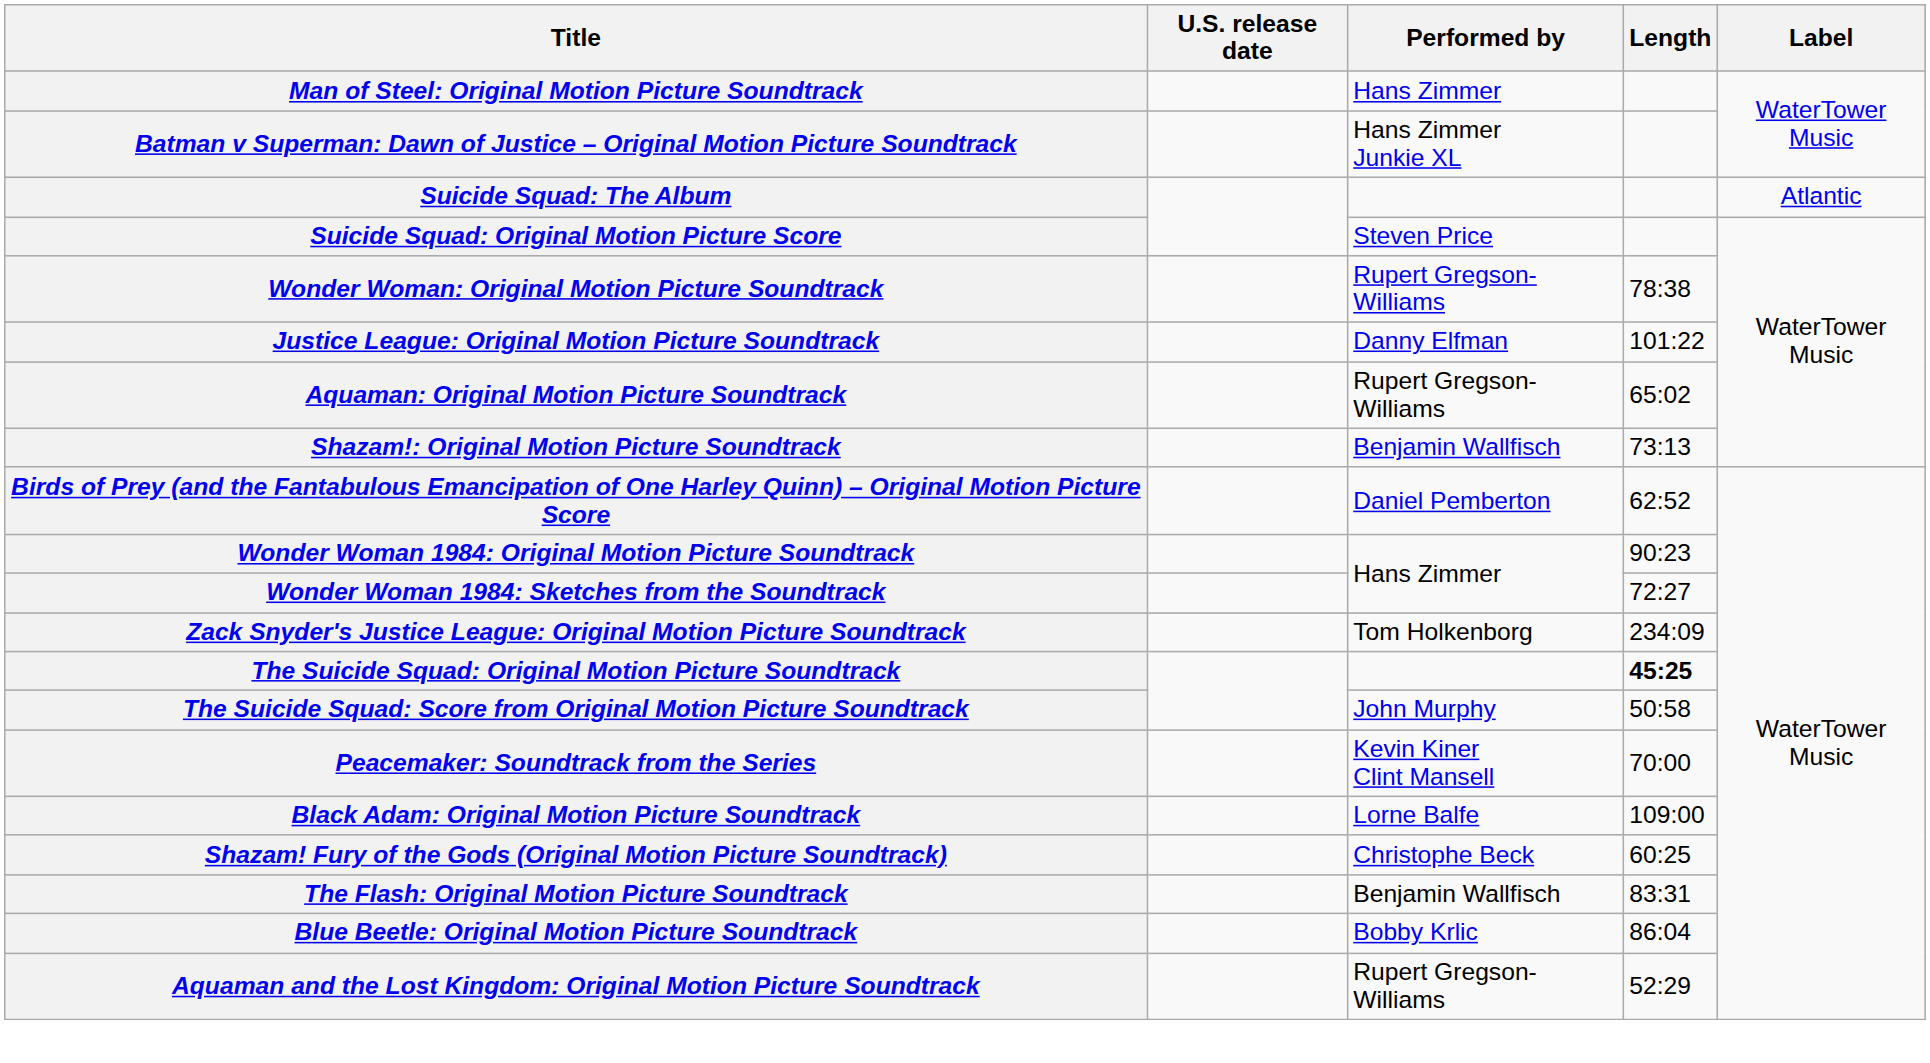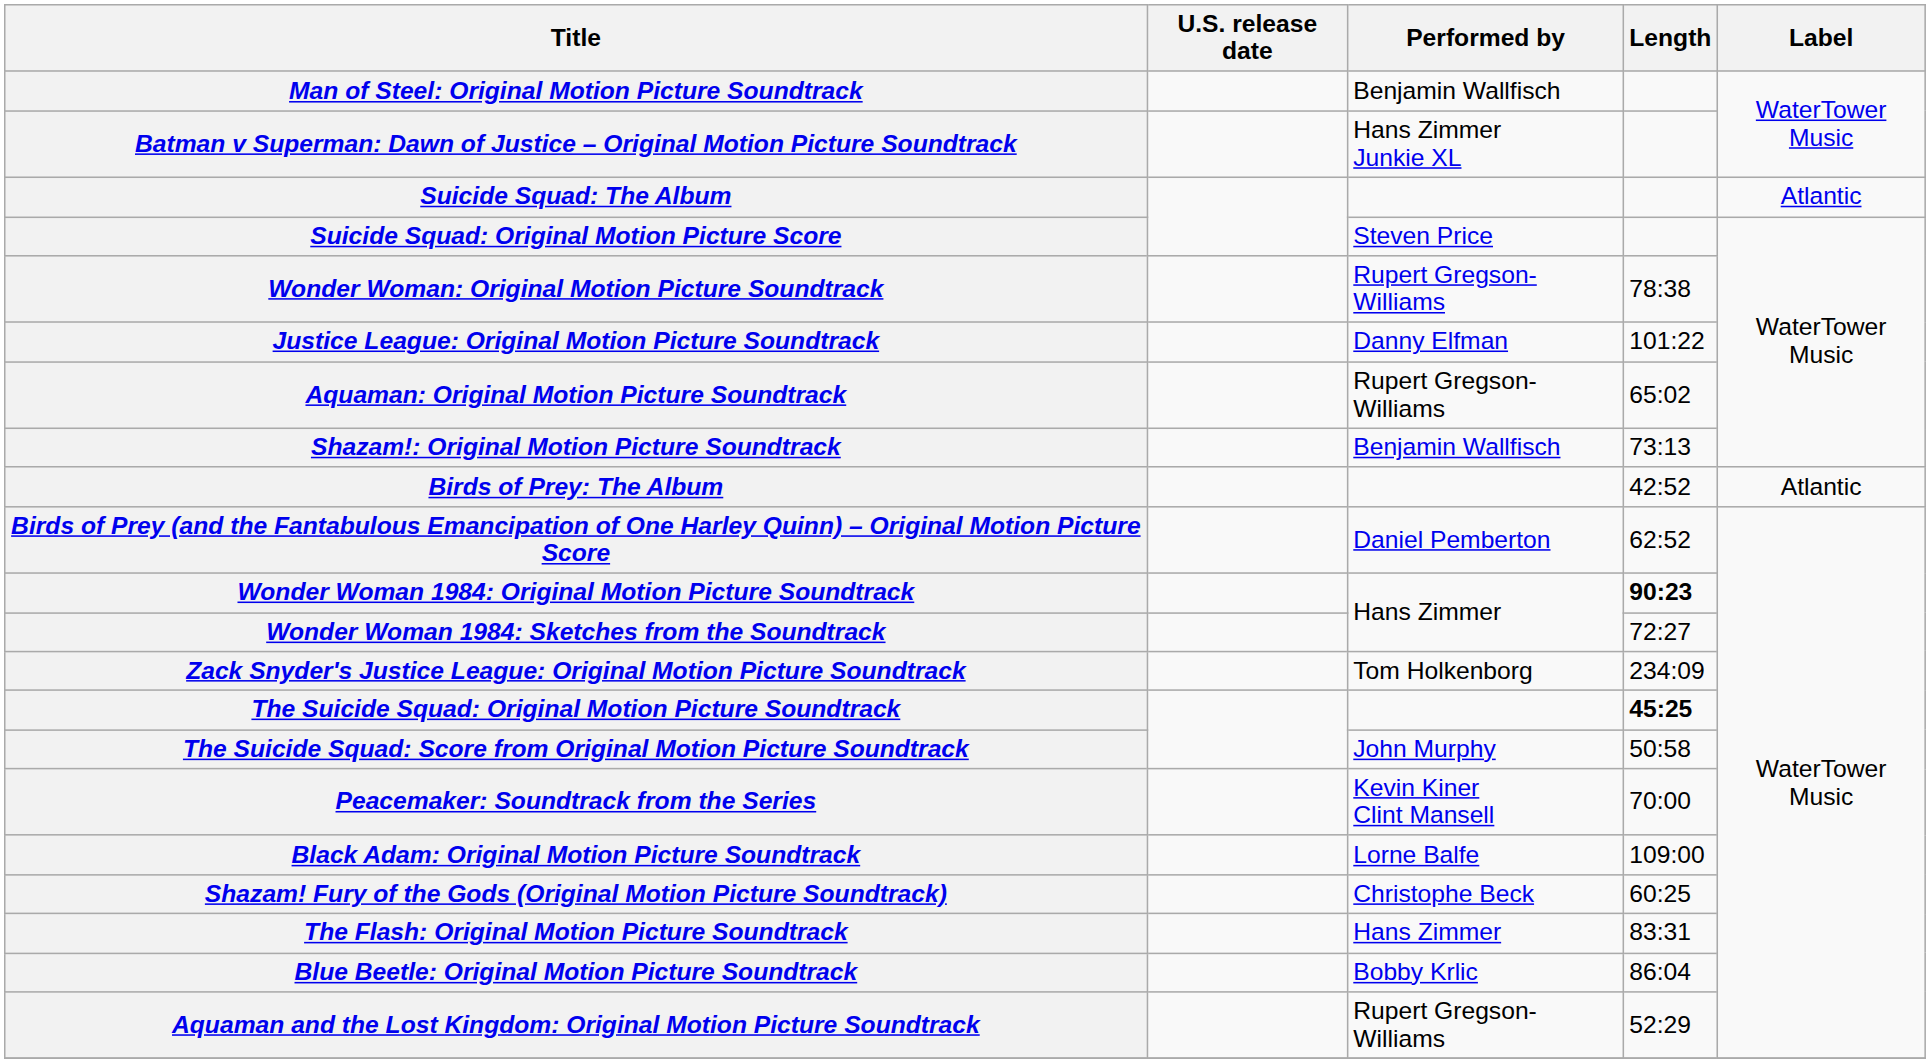(1427, 90) Hans Zimmer -> (1457, 90) Benjamin Wallfisch
+ row: (576, 486)
(1660, 553) normal -> (1661, 592) bold
(1457, 893) Benjamin Wallfisch -> (1427, 932) Hans Zimmer
